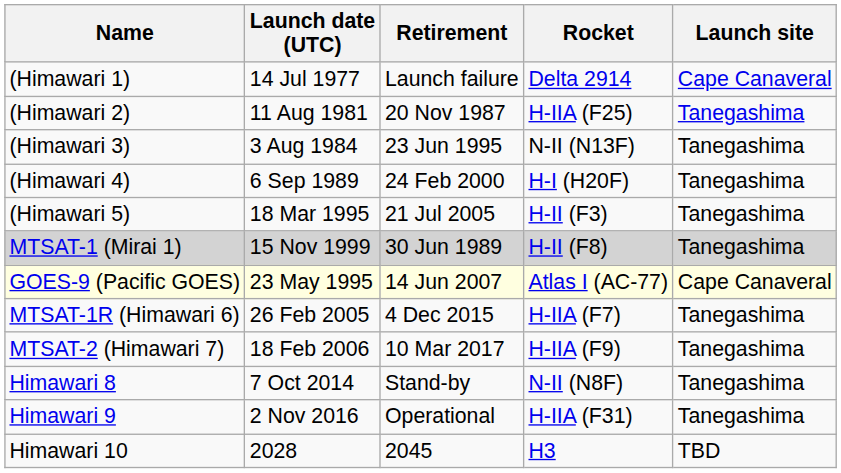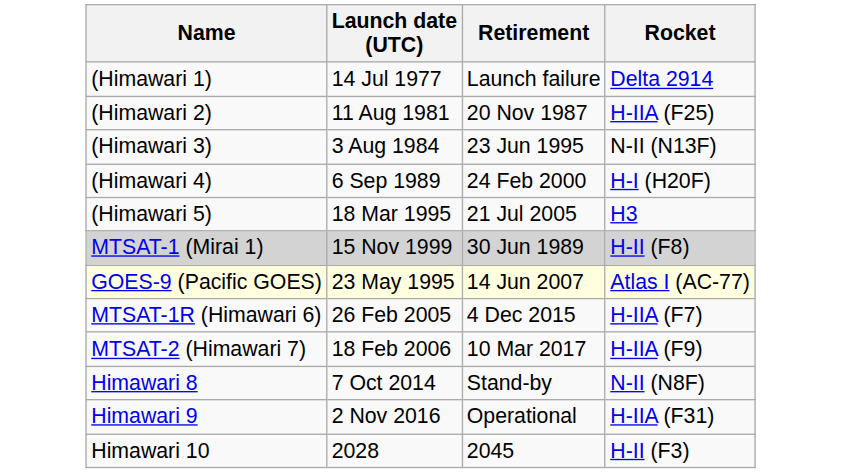- column: (755, 33)
(568, 214) H-II (F3) -> (624, 214) H3
(542, 450) H3 -> (650, 450) H-II (F3)
